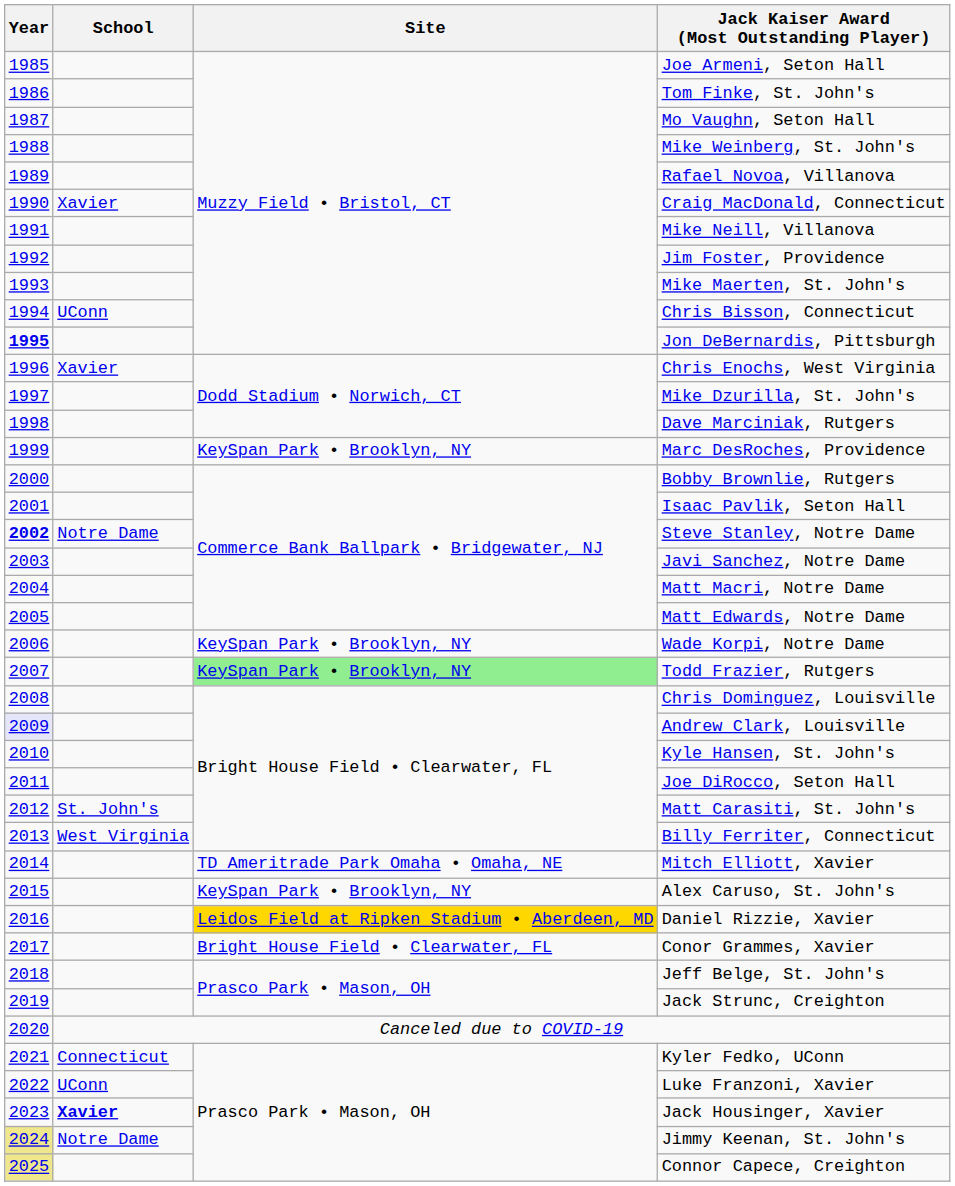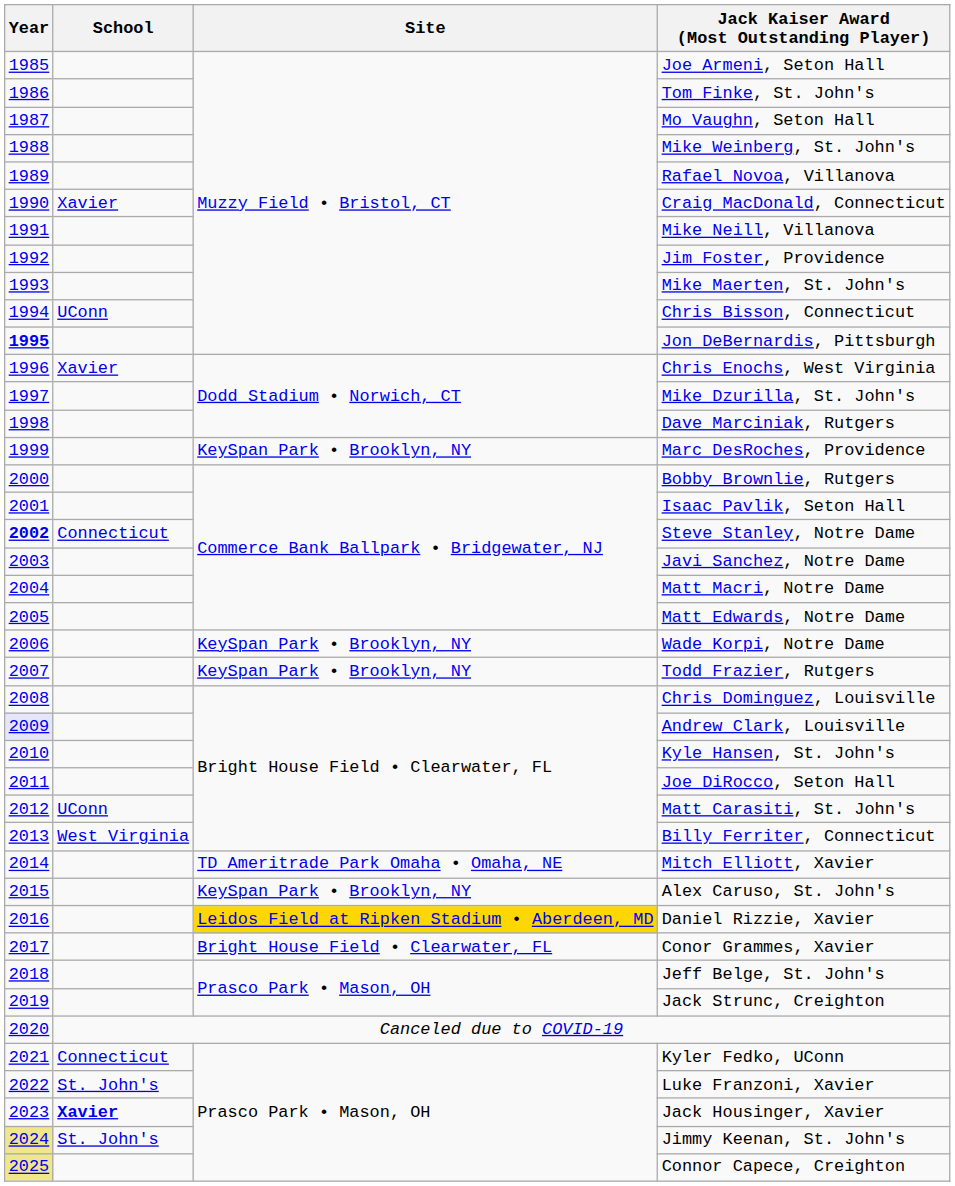(108, 534) Notre Dame -> (113, 534) Connecticut
(334, 671) lightgreen background -> (334, 671) no background
(108, 809) St. John's -> (83, 809) UConn
(83, 1085) UConn -> (108, 1085) St. John's
(108, 1140) Notre Dame -> (108, 1140) St. John's
